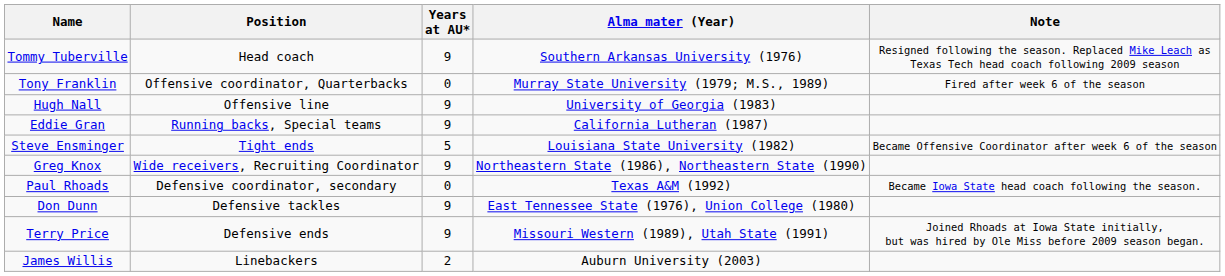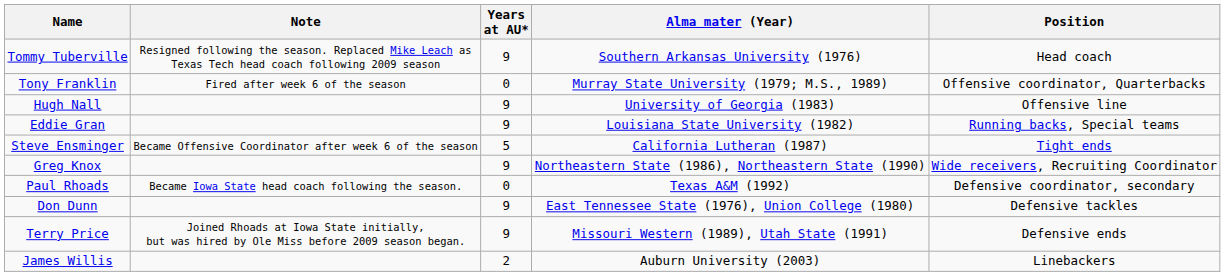columns swapped: (276, 22) <-> (1045, 22)
(671, 125) California Lutheran (1987) -> (730, 125) Louisiana State University (1982)
(671, 145) Louisiana State University (1982) -> (730, 145) California Lutheran (1987)
